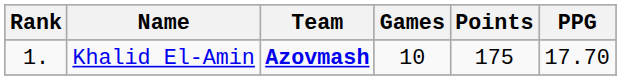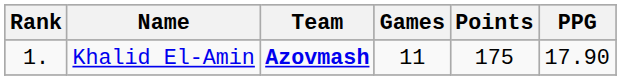(412, 58) 10 -> (412, 58) 11
(577, 58) 17.70 -> (577, 58) 17.90
